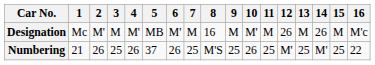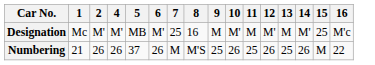- column: (116, 13)
(192, 32) M -> (175, 32) 25
(286, 32) 26 -> (269, 32) M'
(321, 32) 26 -> (304, 32) M'
(338, 32) M -> (322, 32) 25
(193, 50) 25 -> (175, 50) M
(286, 50) M' -> (269, 50) 26
(321, 50) M' -> (304, 50) 26
(339, 50) 25 -> (321, 50) M
